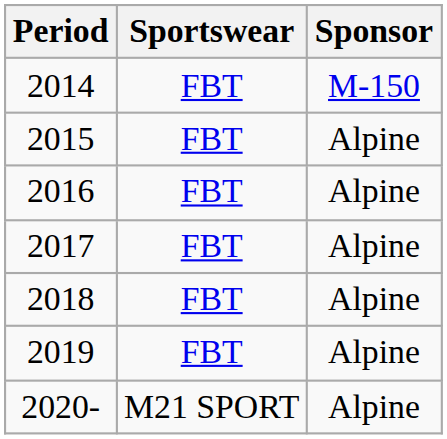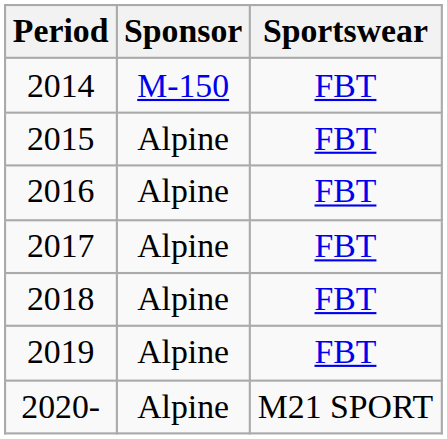columns swapped: (212, 31) <-> (374, 31)
